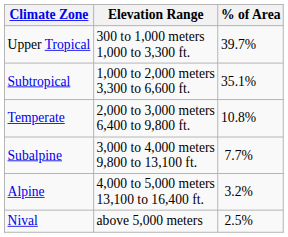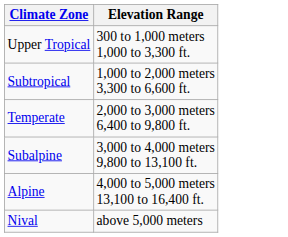- column: (251, 15)
